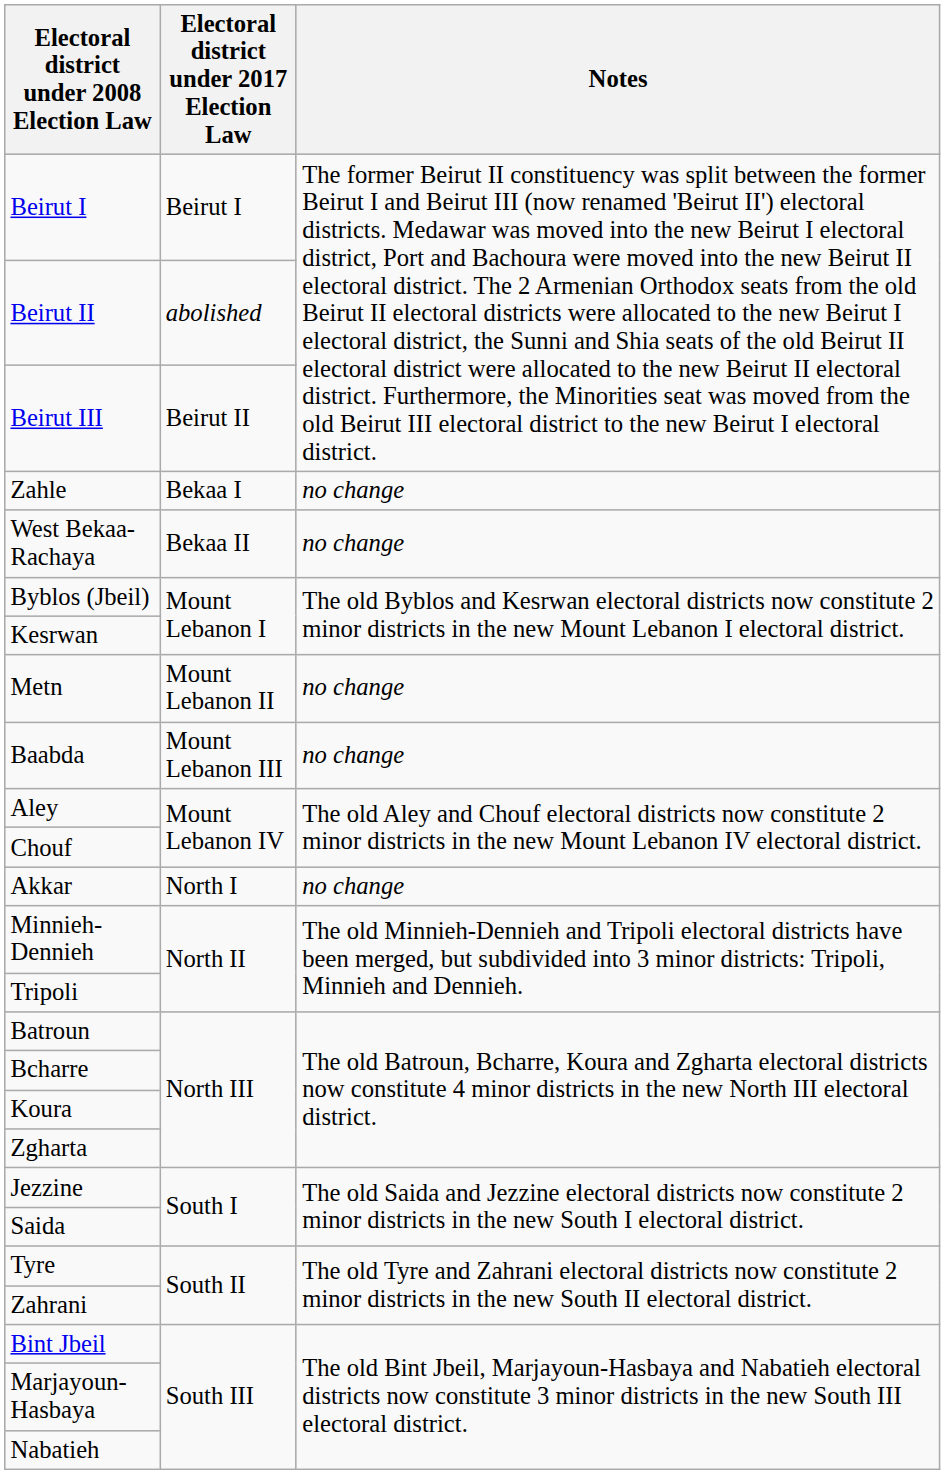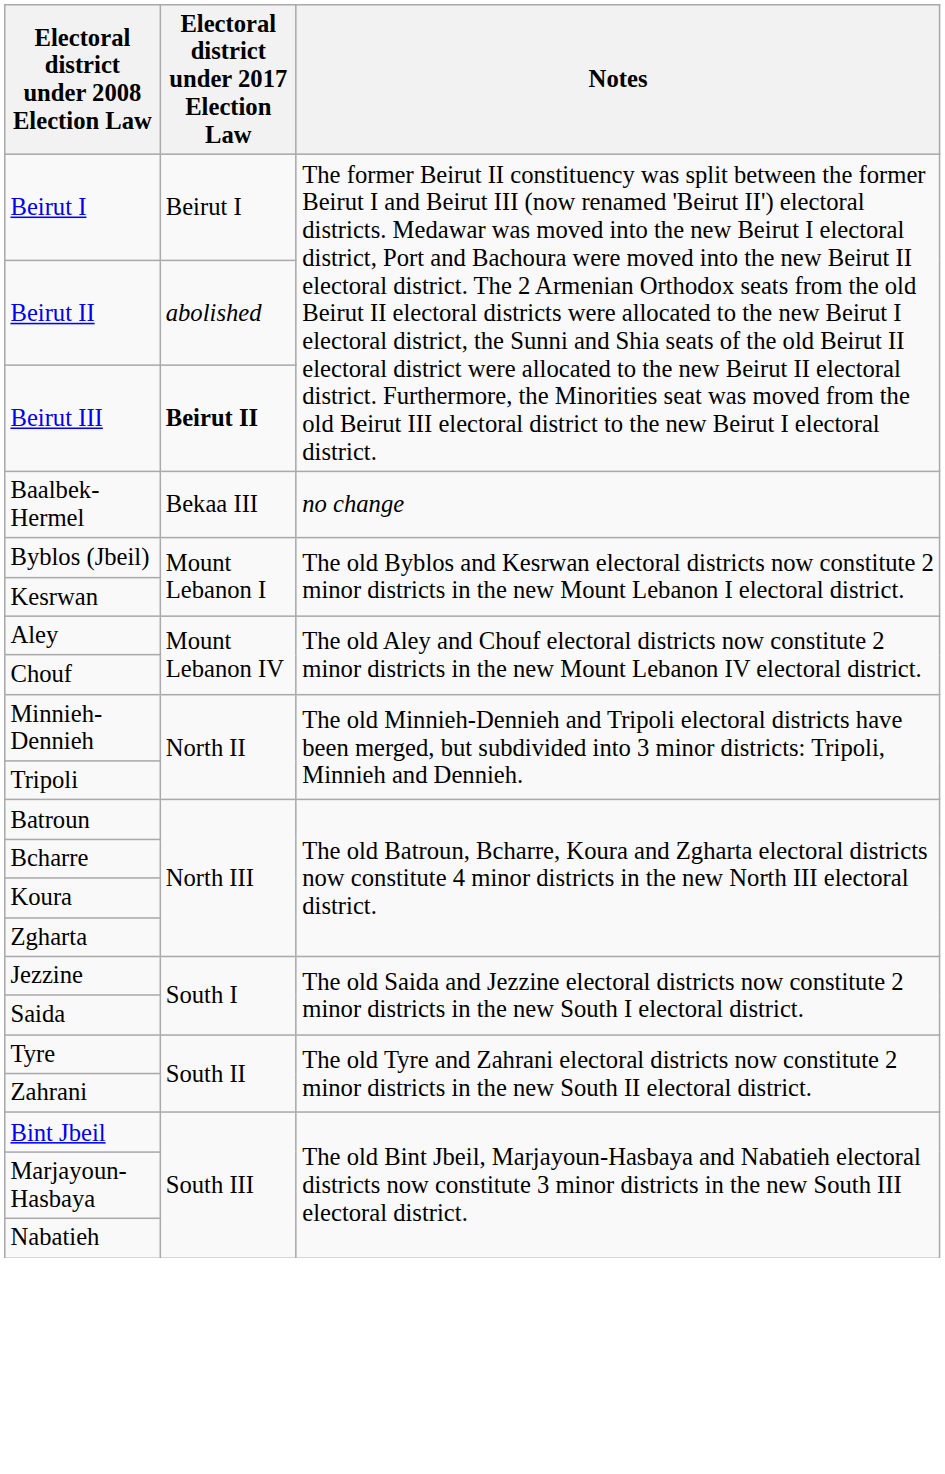(208, 418) normal -> (212, 418) bold
- row: (38, 490)
- row: (73, 543)
+ row: (55, 504)
- row: (36, 688)
- row: (47, 754)
- row: (41, 886)
